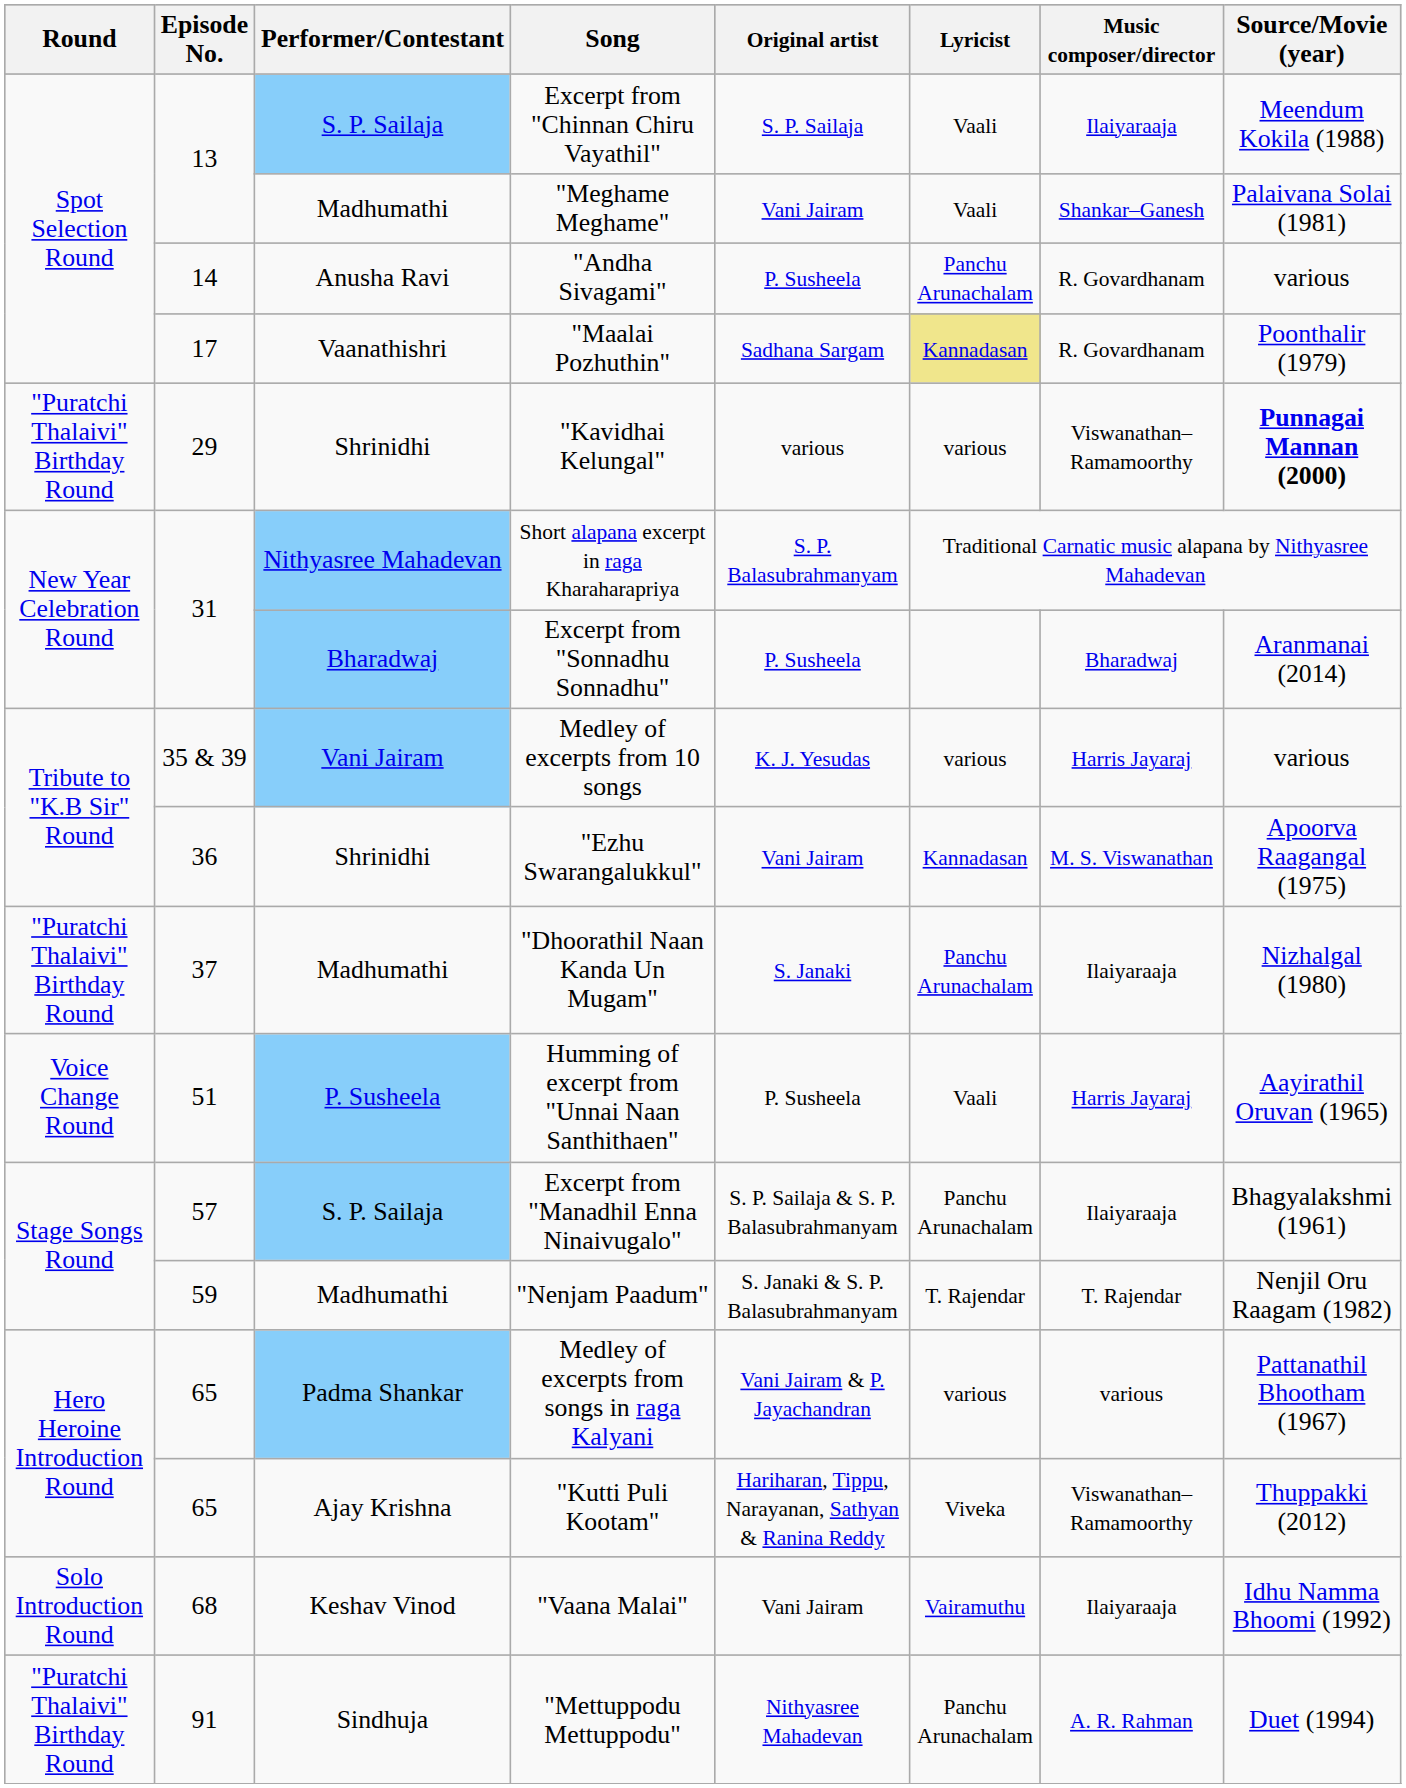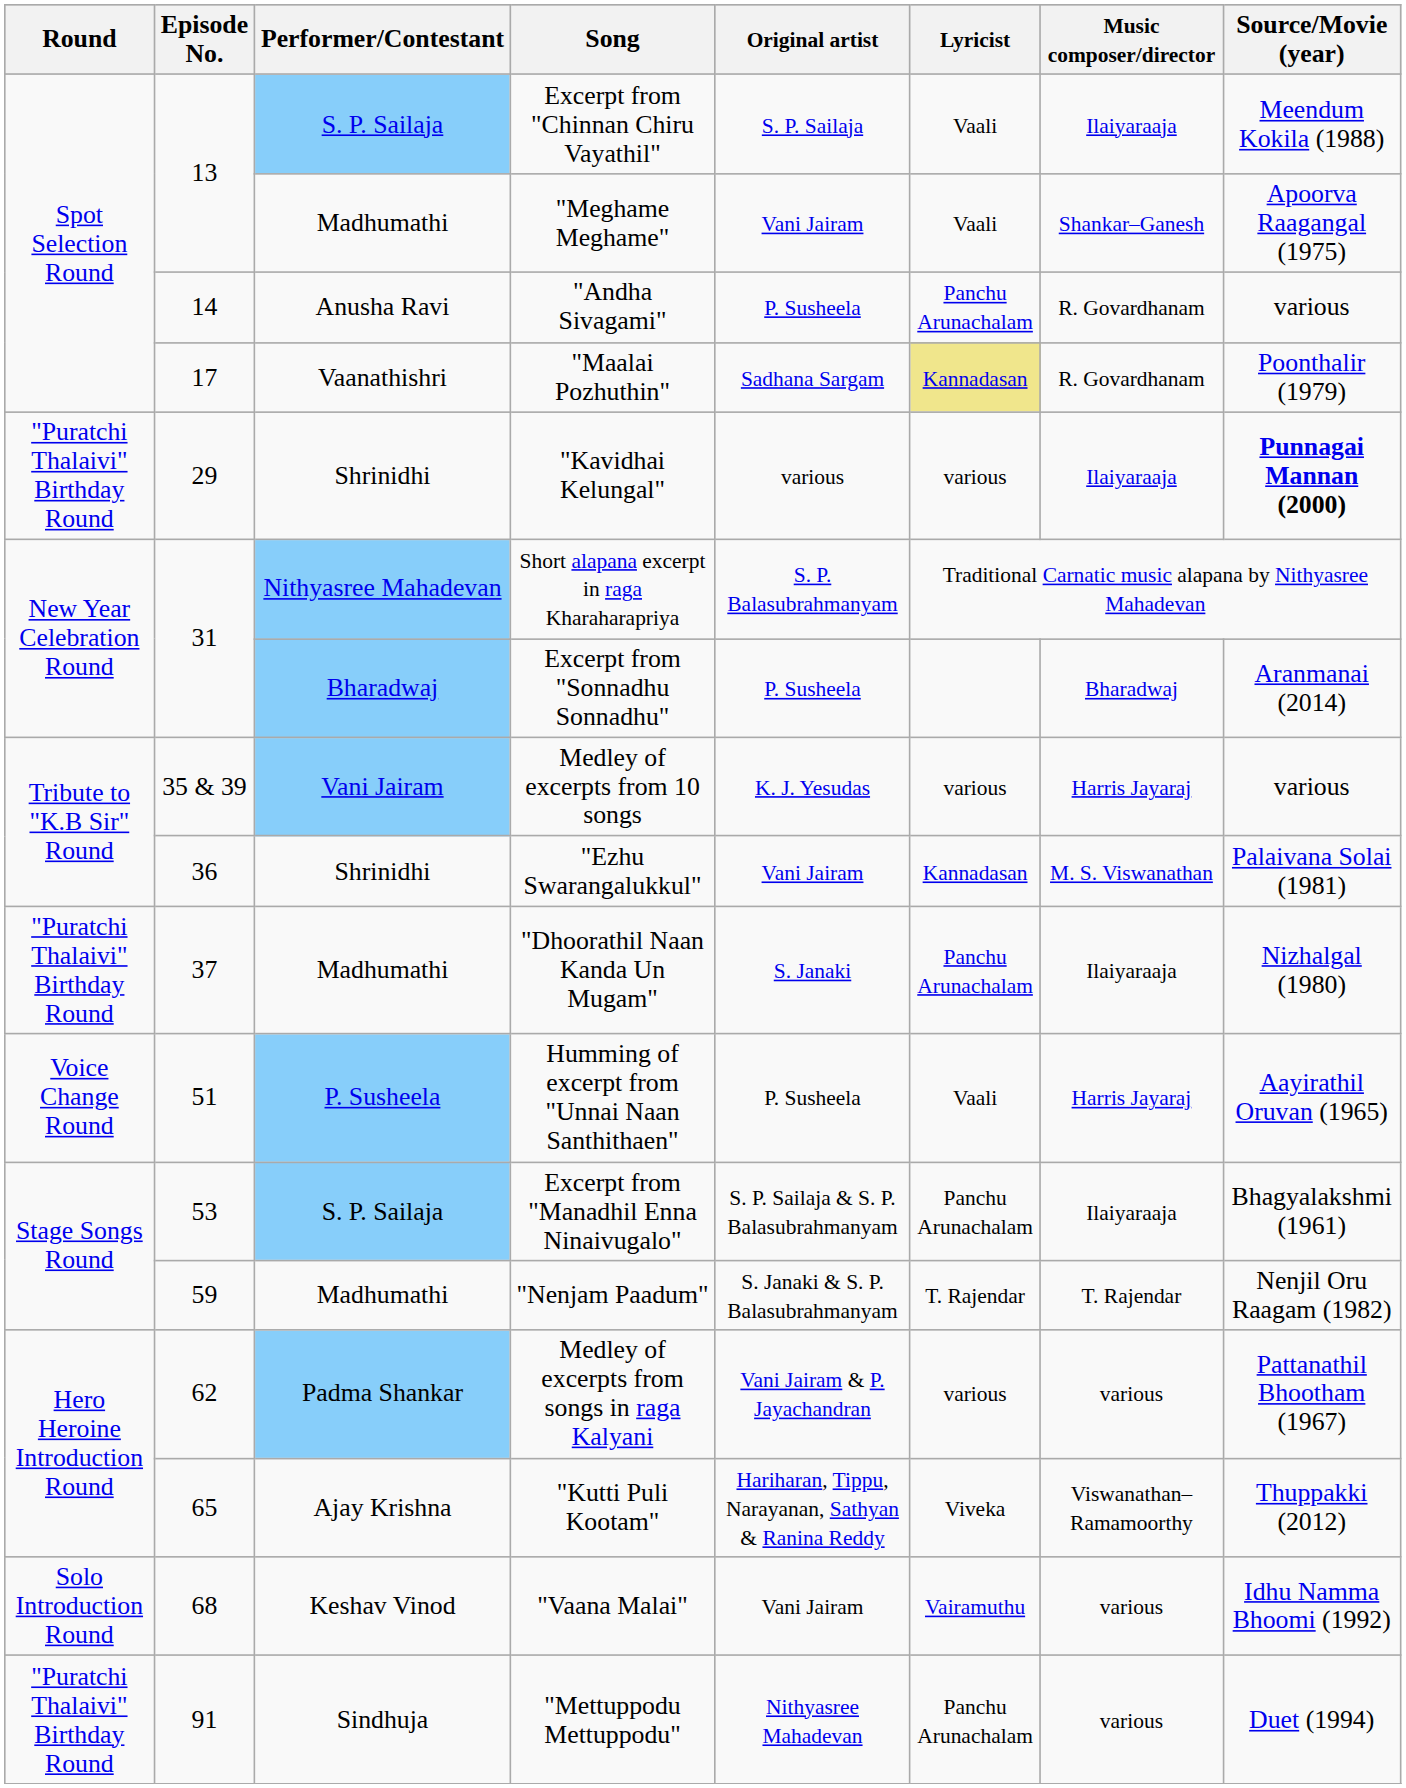(1312, 208) Palaivana Solai (1981) -> (1312, 222) Apoorva Raagangal (1975)
(1131, 448) Viswanathan–Ramamoorthy -> (1131, 477) Ilaiyaraaja
(1312, 856) Apoorva Raagangal (1975) -> (1312, 870) Palaivana Solai (1981)
(204, 1210) 57 -> (204, 1210) 53
(204, 1393) 65 -> (204, 1393) 62
(1131, 1607) Ilaiyaraaja -> (1131, 1607) various
(1131, 1720) A. R. Rahman -> (1131, 1720) various
